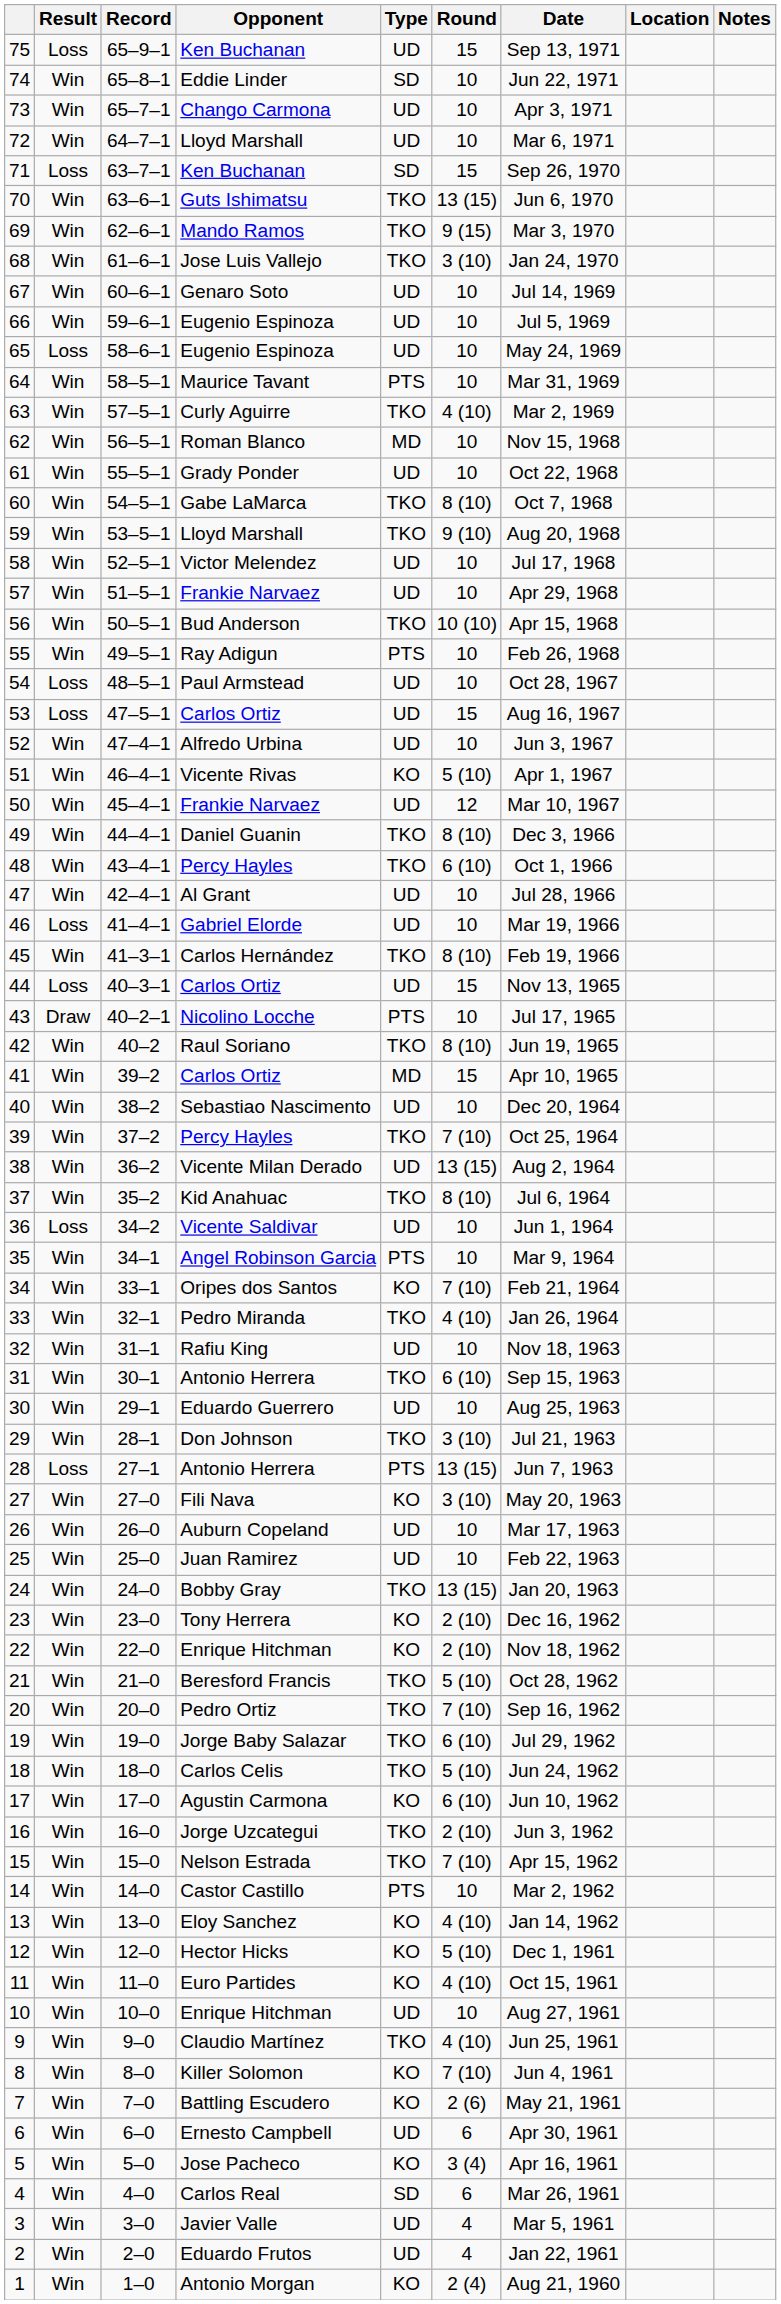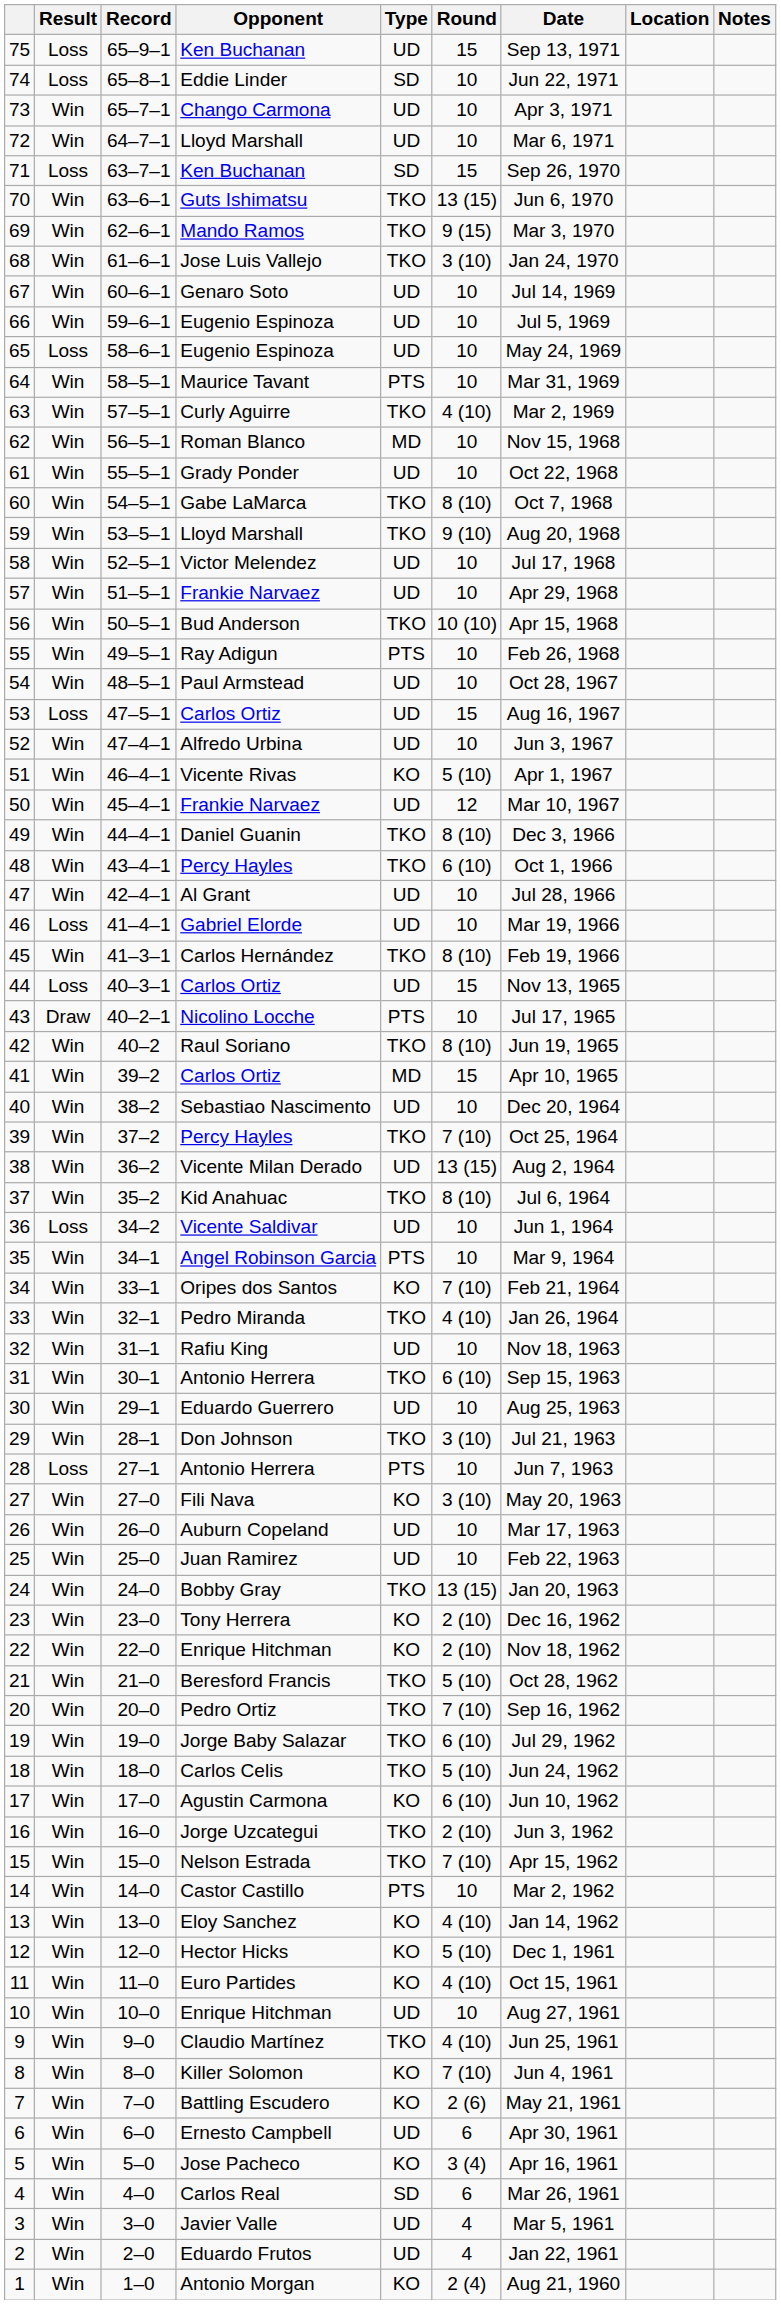(68, 79) Win -> (68, 79) Loss
(68, 683) Loss -> (68, 683) Win
(467, 1469) 13 (15) -> (467, 1469) 10
